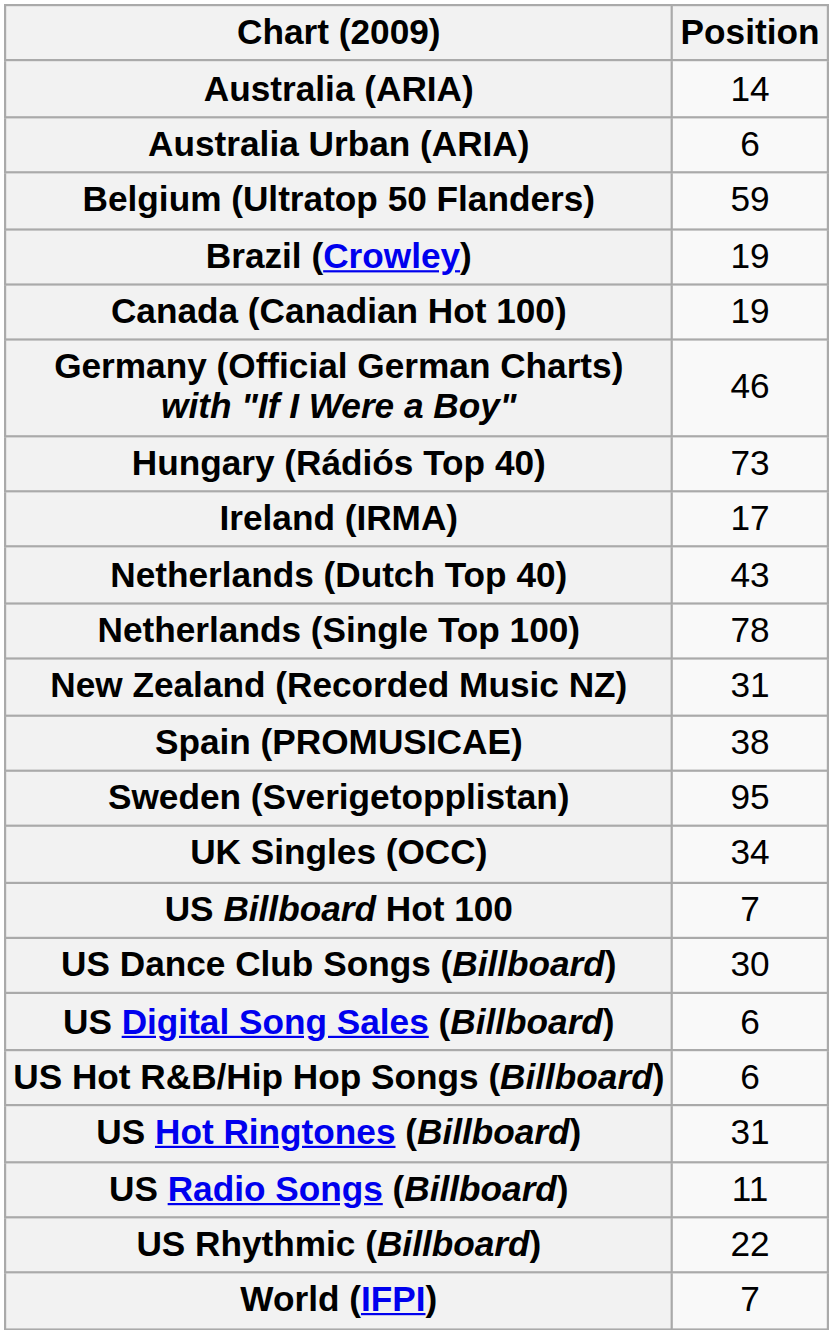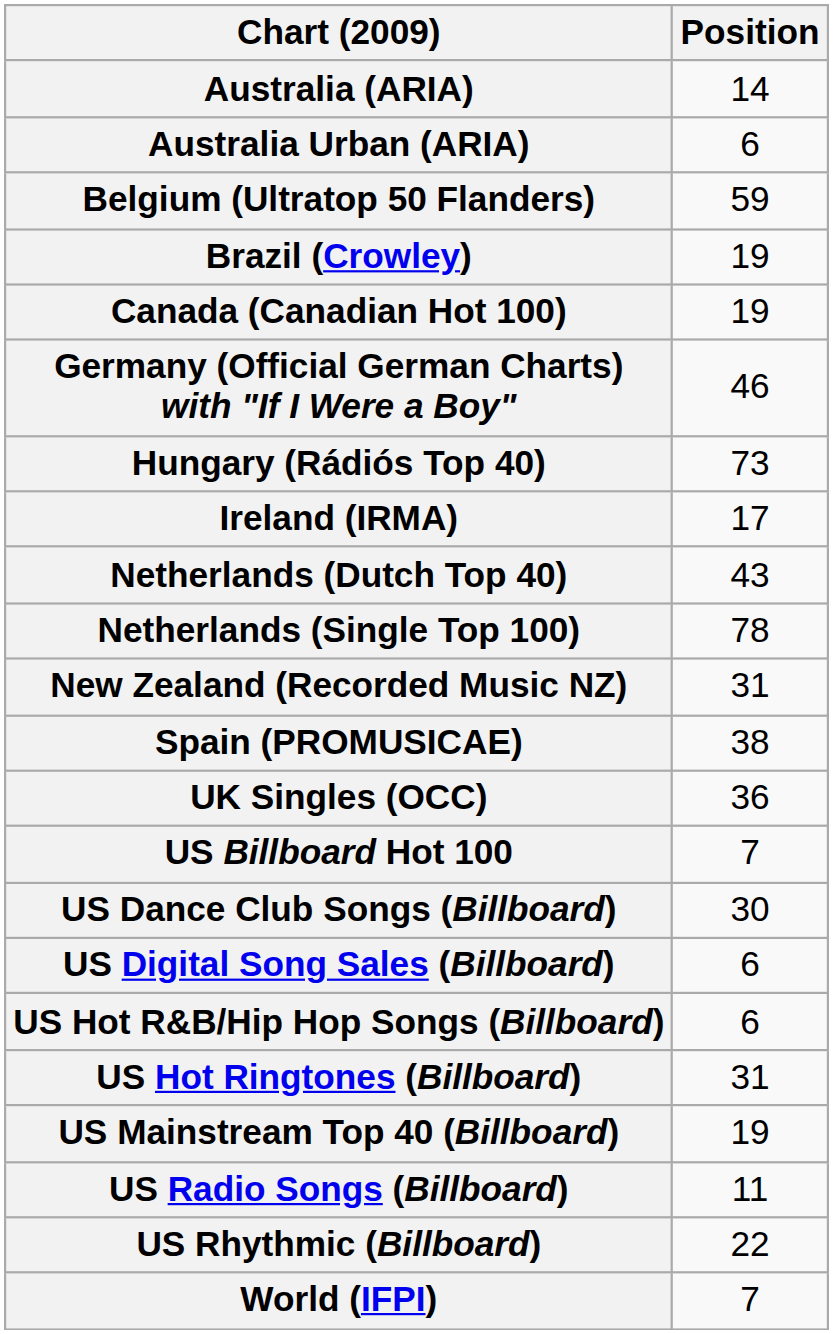- row: (339, 797)
(750, 853) 34 -> (750, 797) 36
+ row: (339, 1132)
